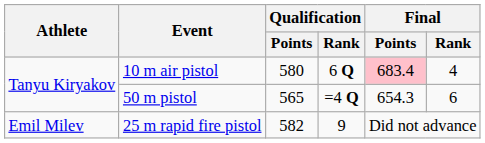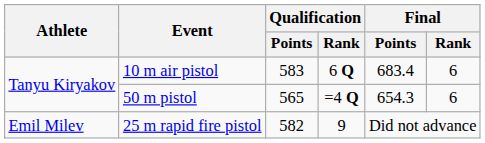(292, 71) 580 -> (292, 71) 583
(395, 71) pink background -> (395, 71) no background
(453, 71) 4 -> (453, 71) 6
